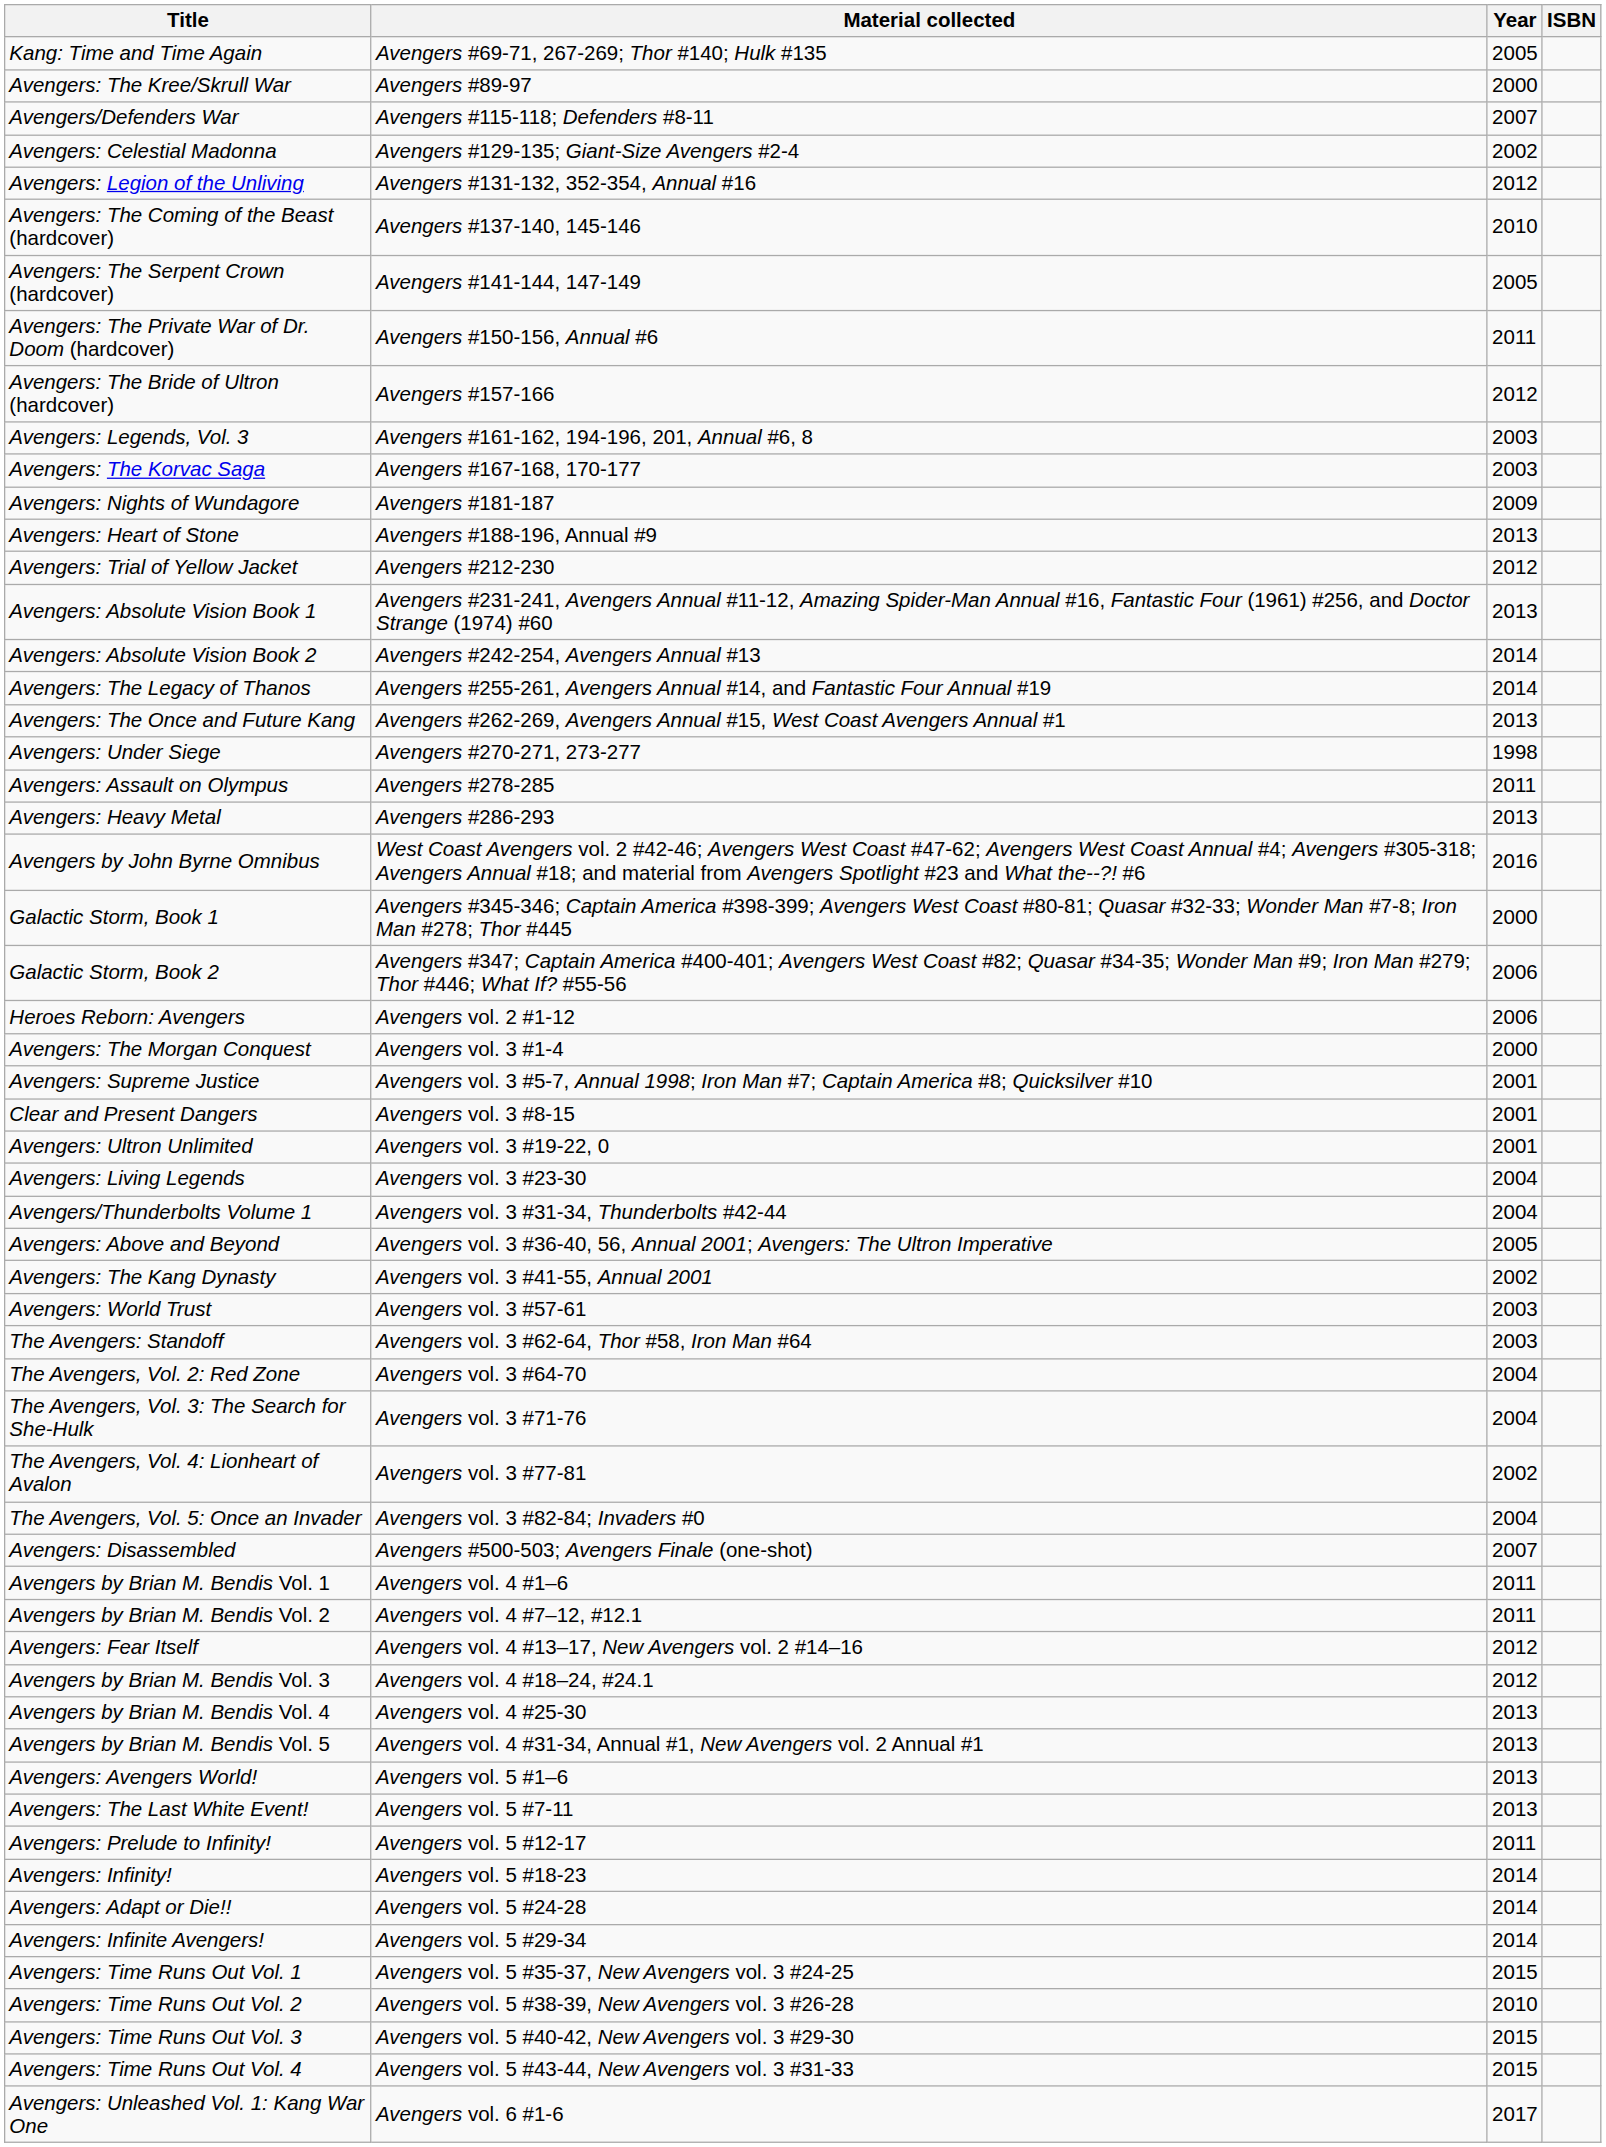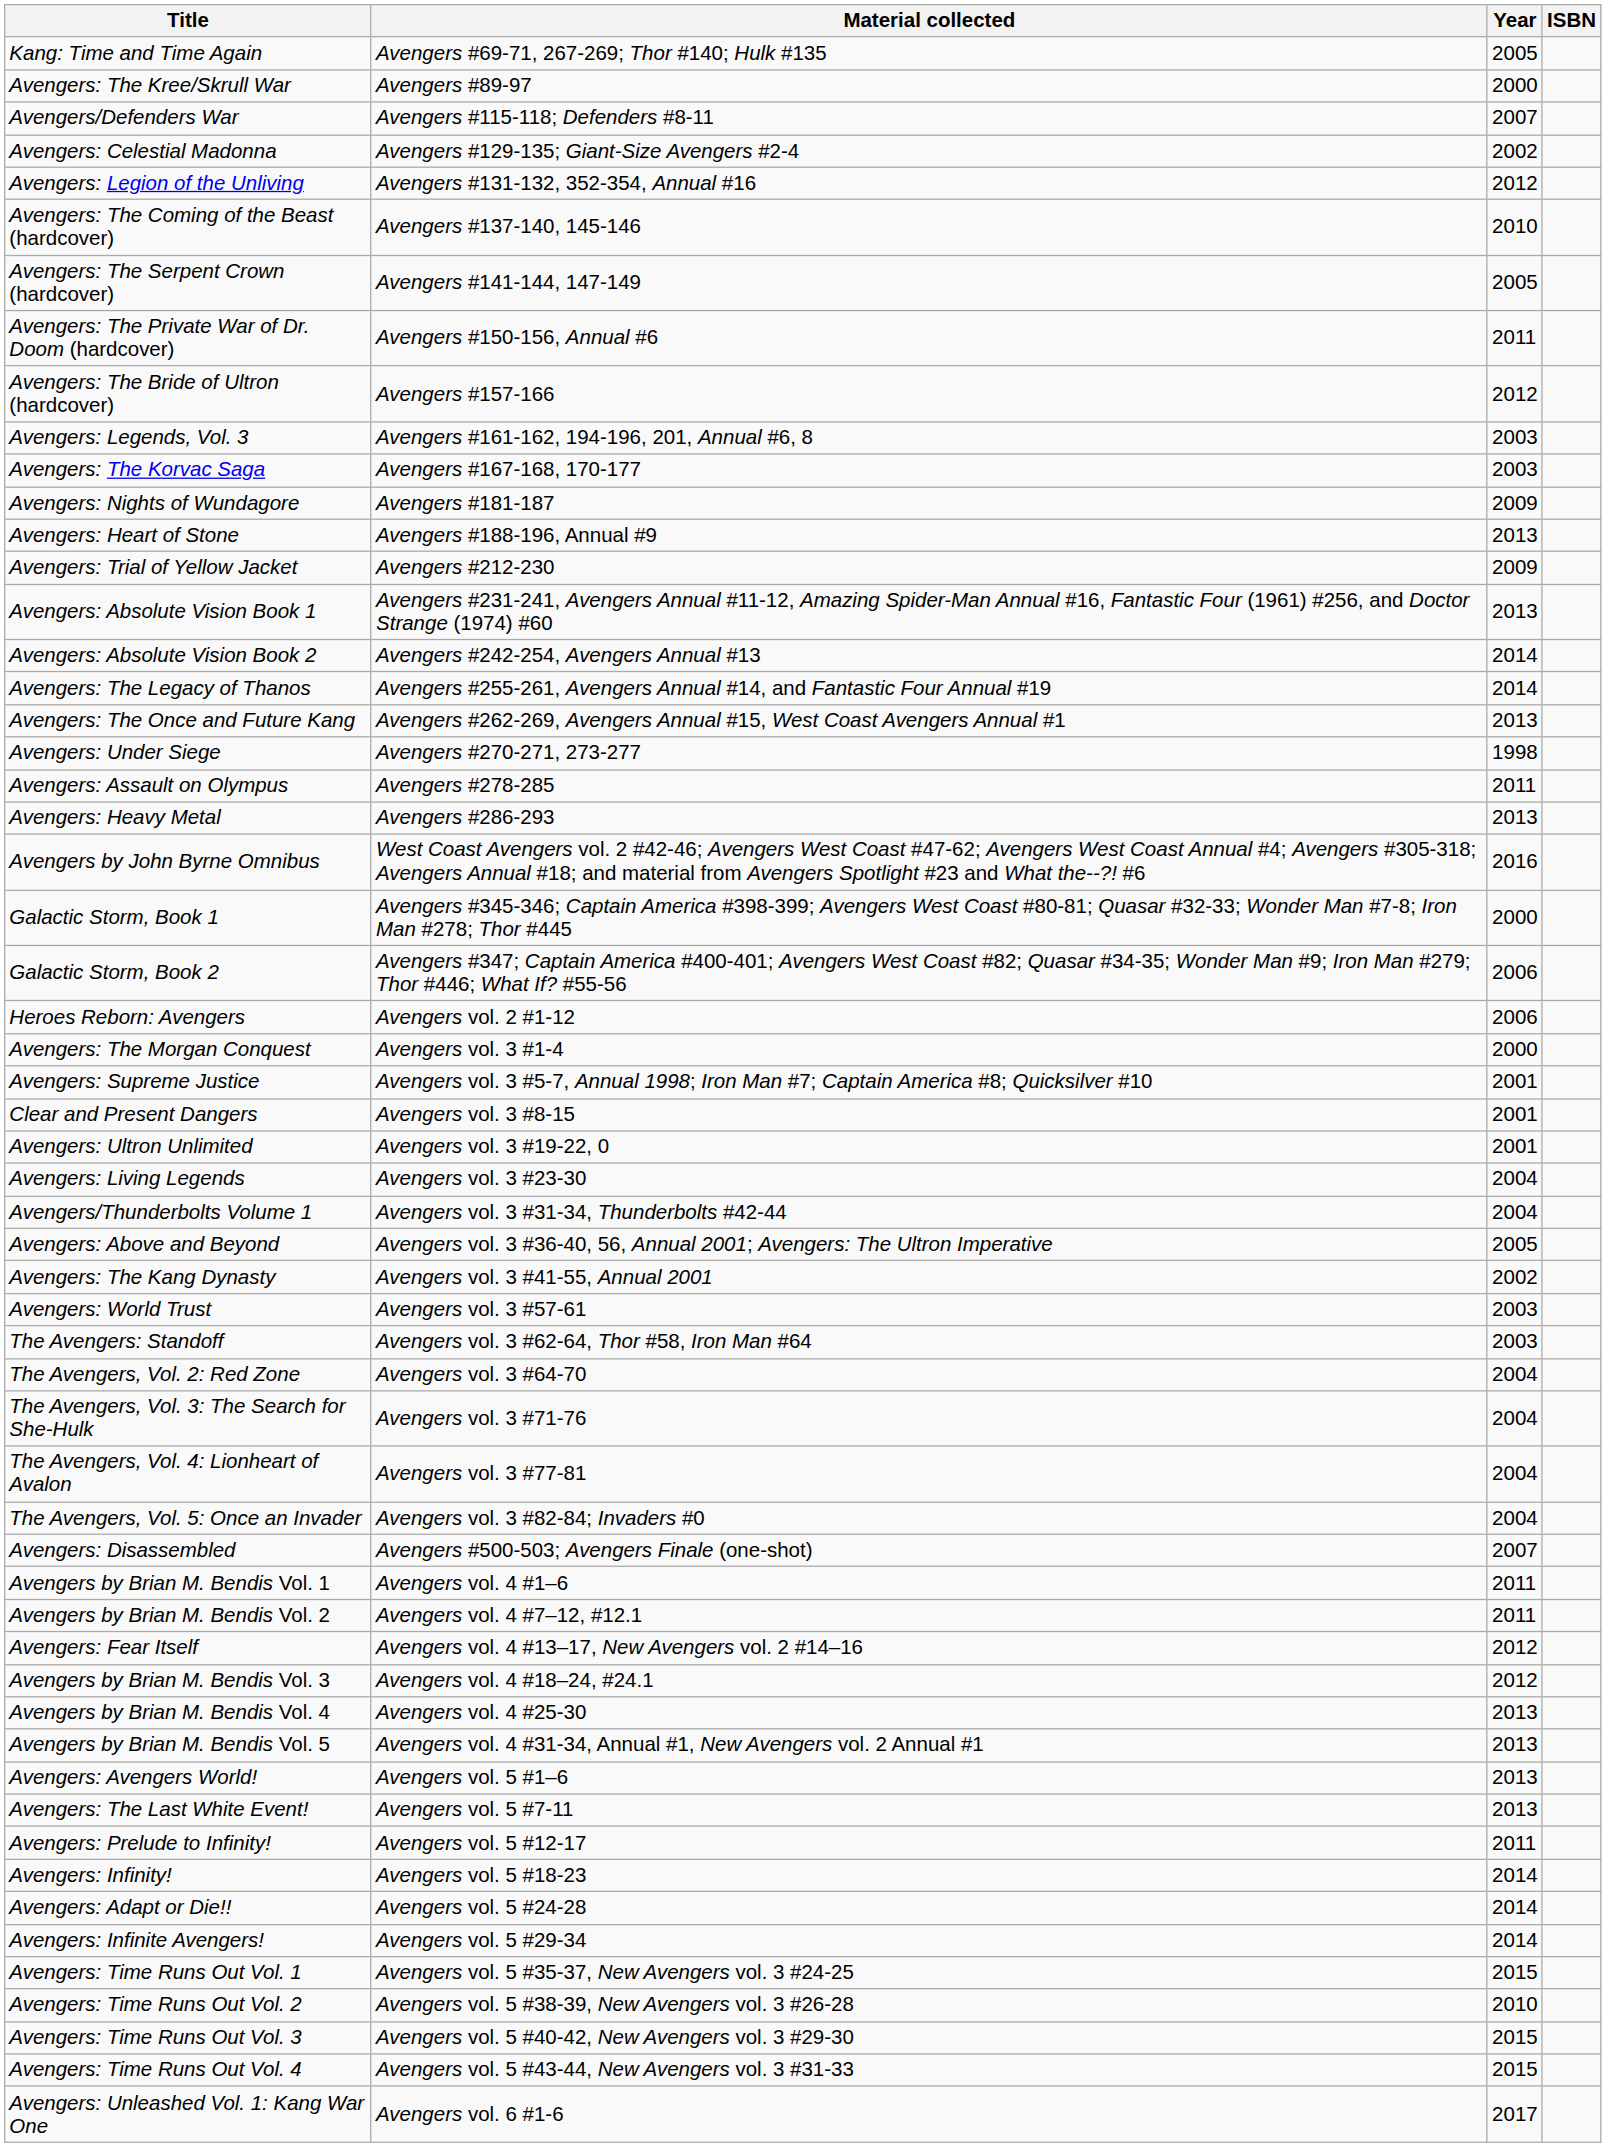(1515, 567) 2012 -> (1515, 567) 2009
(1515, 1473) 2002 -> (1515, 1473) 2004
